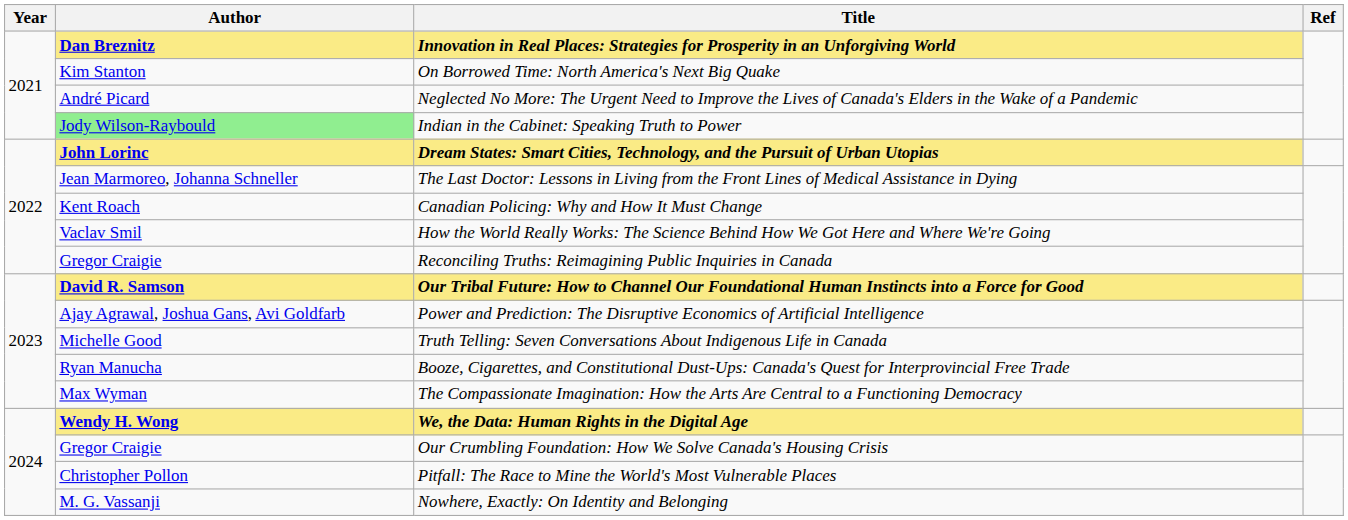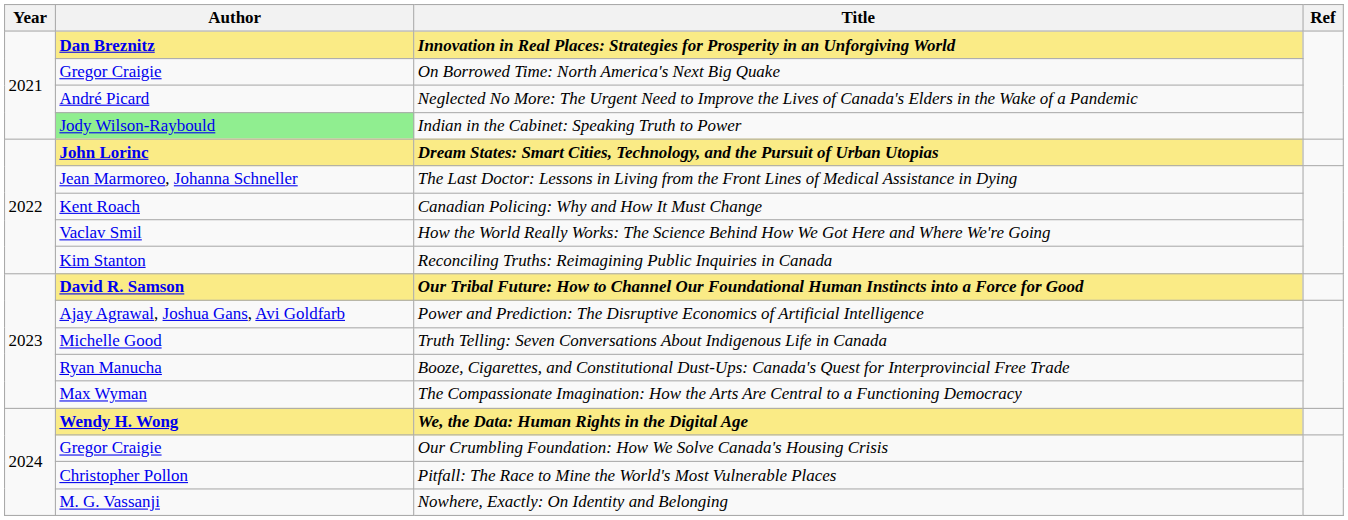(103, 71) Kim Stanton -> (110, 71) Gregor Craigie
(110, 260) Gregor Craigie -> (103, 260) Kim Stanton
